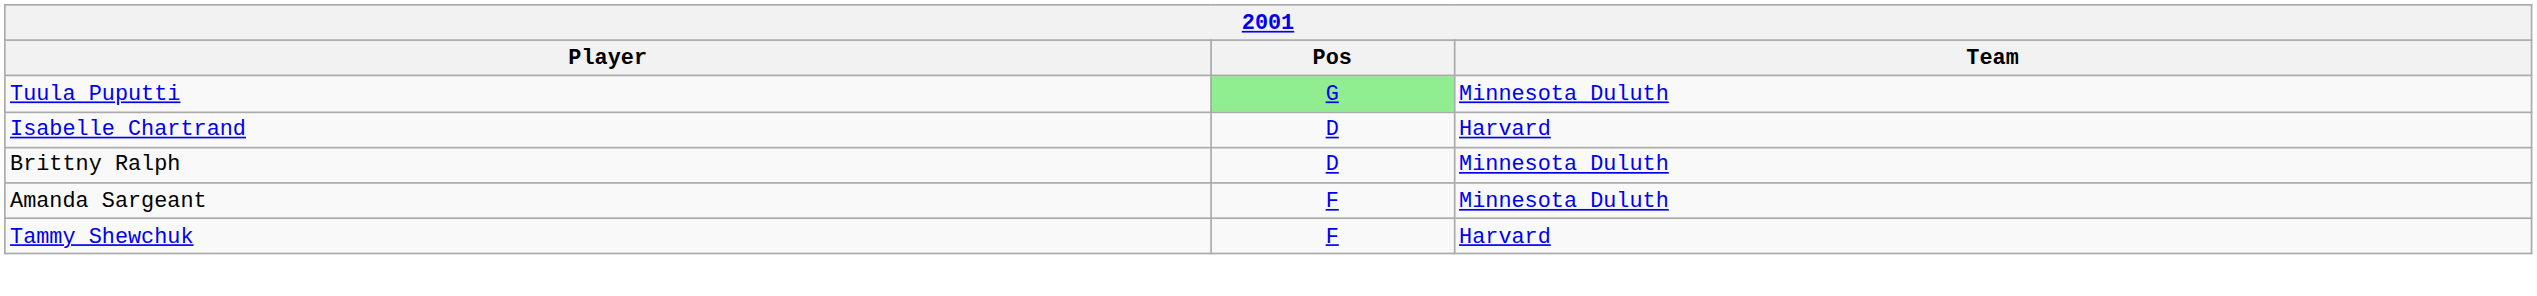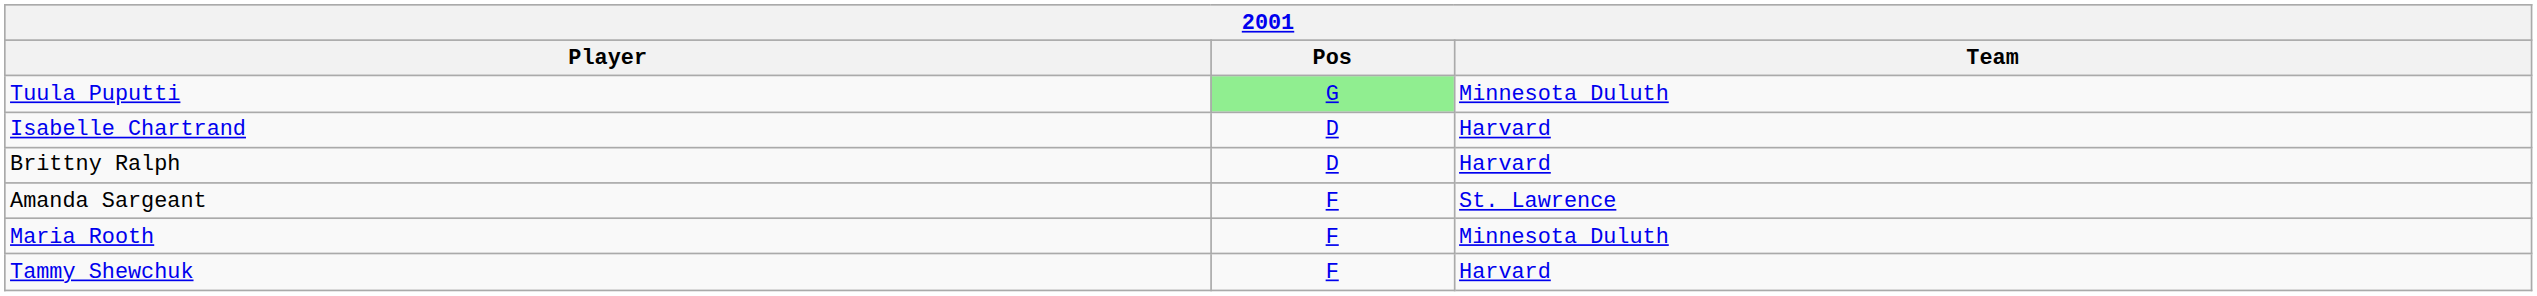(1564, 165) Minnesota Duluth -> (1505, 165) Harvard
(1564, 201) Minnesota Duluth -> (1538, 201) St. Lawrence
+ row: (82, 236)
